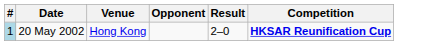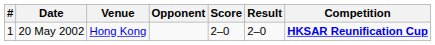+ column: (226, 13)
(10, 31) lightblue background -> (10, 31) no background
